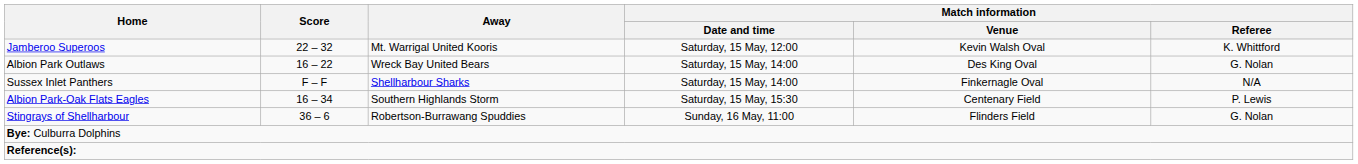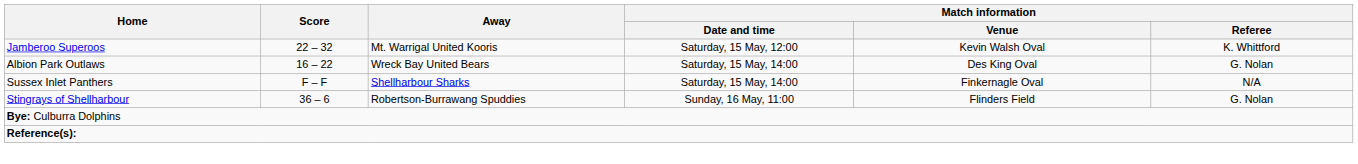- row: (78, 99)
